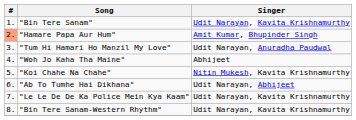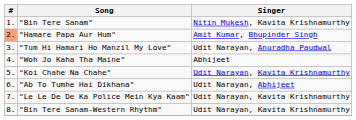(272, 23) Udit Narayan, Kavita Krishnamurthy -> (272, 23) Nitin Mukesh, Kavita Krishnamurthy
(272, 73) Nitin Mukesh, Kavita Krishnamurthy -> (272, 73) Udit Narayan, Kavita Krishnamurthy
